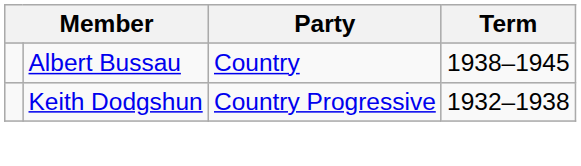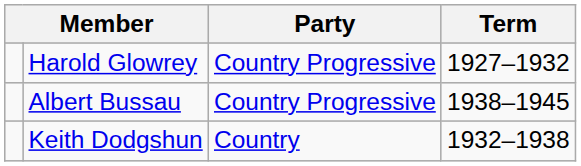+ row: (113, 62)
(257, 62) Country -> (325, 101) Country Progressive
(325, 101) Country Progressive -> (257, 140) Country
